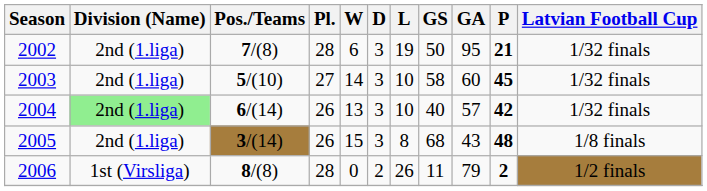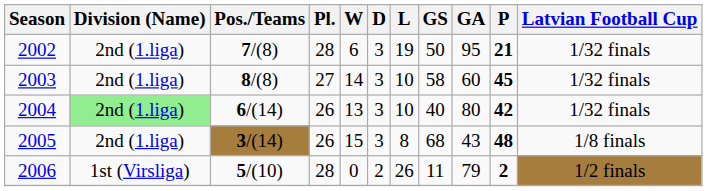(260, 79) 5/(10) -> (260, 79) 8/(8)
(471, 110) 57 -> (471, 110) 80
(260, 170) 8/(8) -> (260, 170) 5/(10)
